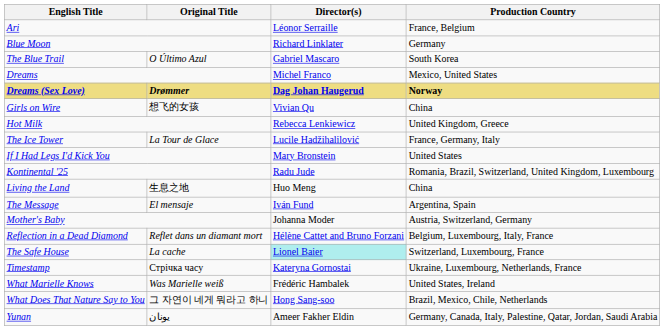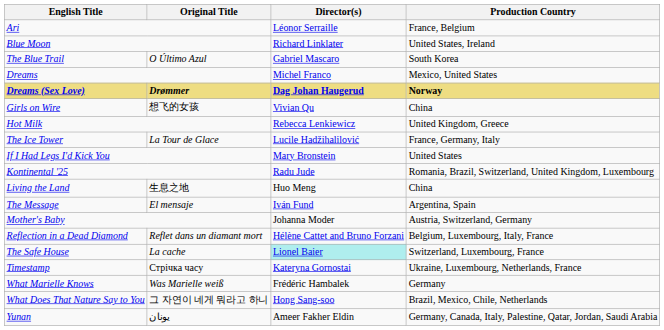(427, 43) Germany -> (452, 43) United States, Ireland
(452, 283) United States, Ireland -> (427, 283) Germany
